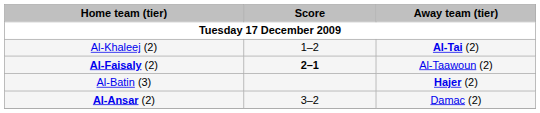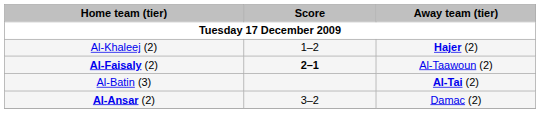(456, 48) Al-Tai (2) -> (456, 48) Hajer (2)
(456, 83) Hajer (2) -> (456, 83) Al-Tai (2)
